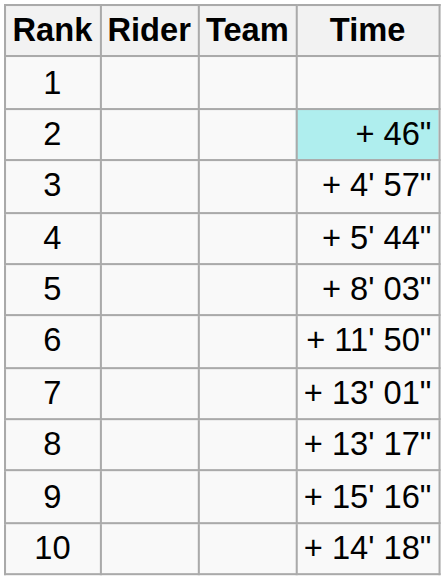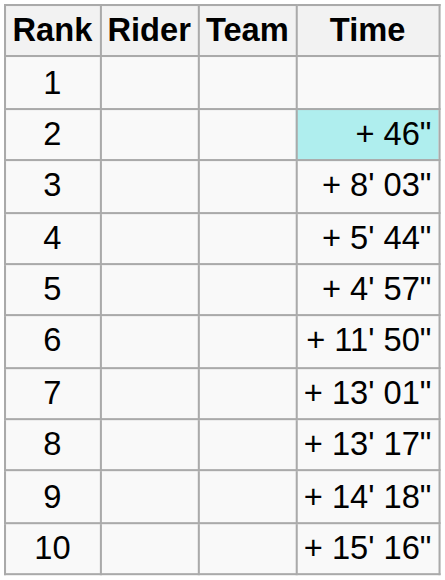(377, 185) + 4' 57" -> (377, 185) + 8' 03"
(377, 289) + 8' 03" -> (377, 289) + 4' 57"
(368, 496) + 15' 16" -> (368, 496) + 14' 18"
(368, 548) + 14' 18" -> (368, 548) + 15' 16"
